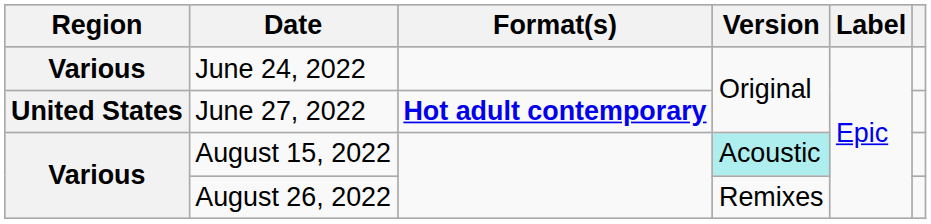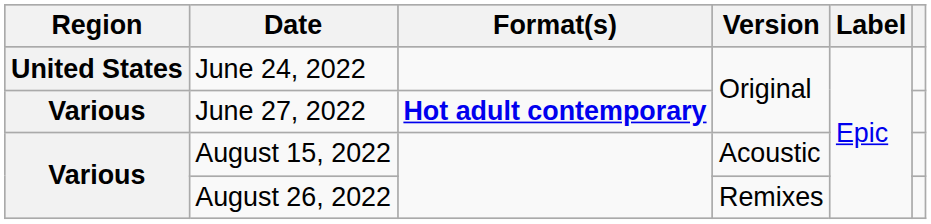(97, 68) Various -> (97, 68) United States
(97, 111) United States -> (97, 111) Various
(770, 153) paleturquoise background -> (770, 153) no background
